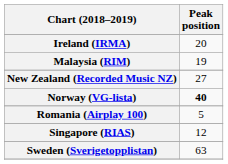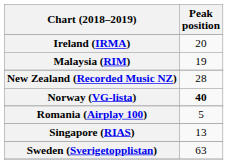(201, 79) 27 -> (201, 79) 28
(201, 132) 12 -> (201, 132) 13
